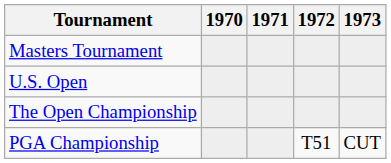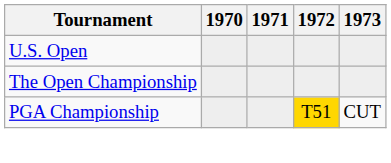- row: (86, 50)
(316, 143) no background -> (316, 112) gold background
